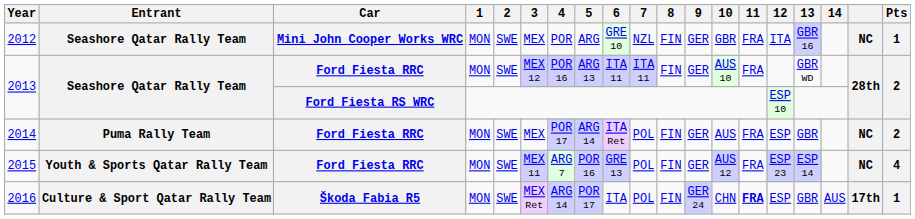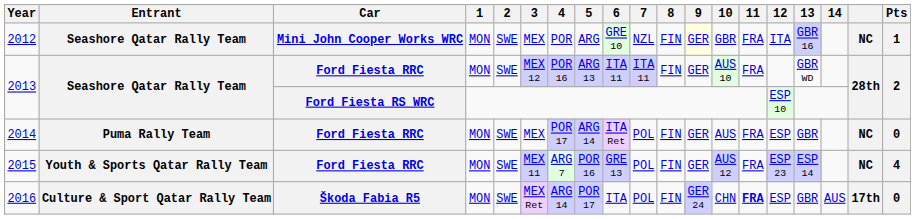(698, 39) no background -> (698, 39) lightyellow background
(897, 135) 2 -> (897, 135) 0
(897, 198) 1 -> (897, 198) 0
